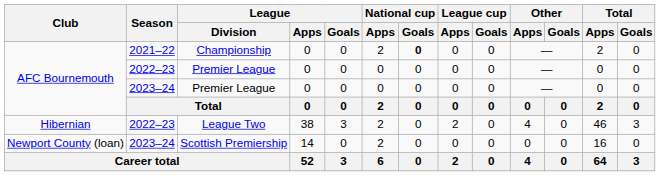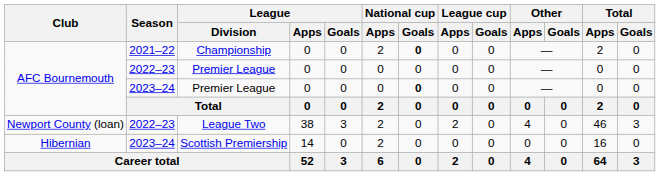(418, 87) normal -> (418, 87) bold
(65, 124) Hibernian -> (65, 124) Newport County (loan)
(65, 143) Newport County (loan) -> (65, 143) Hibernian
